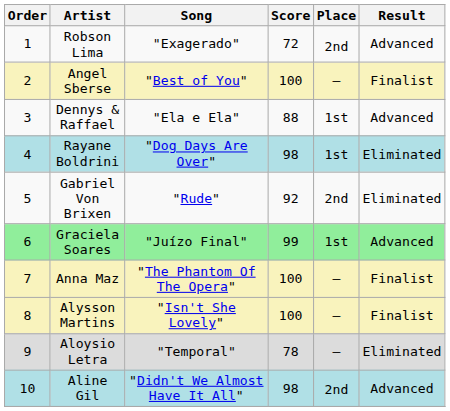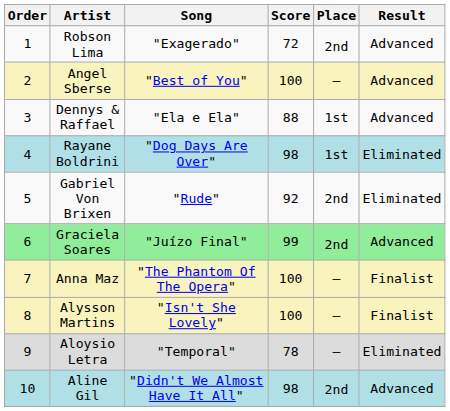(402, 81) Finalist -> (402, 81) Advanced
(336, 242) 1st -> (336, 244) 2nd
